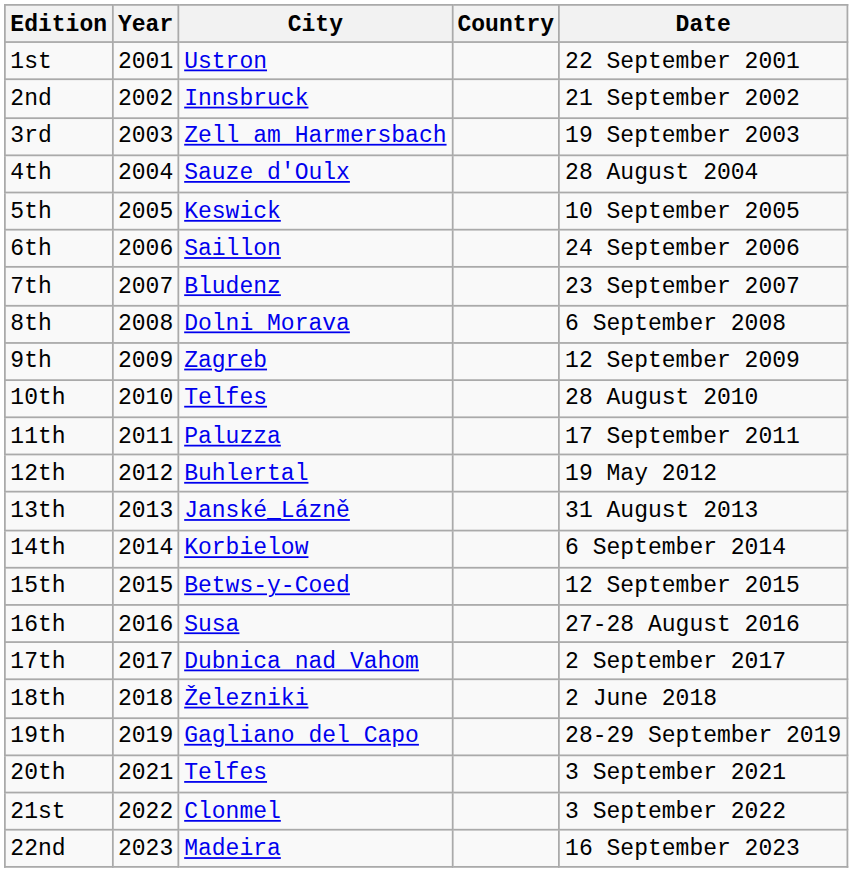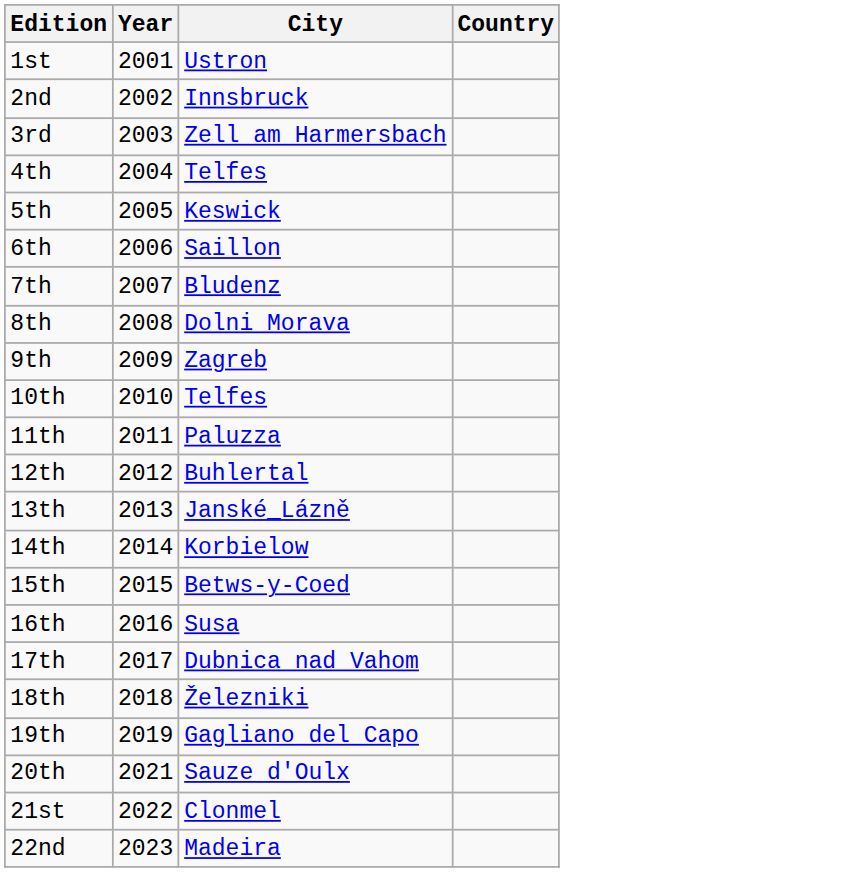- column: (703, 24)
(267, 174) Sauze d'Oulx -> (226, 174) Telfes
(226, 774) Telfes -> (267, 774) Sauze d'Oulx
